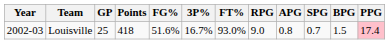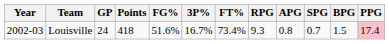(103, 30) 25 -> (103, 30) 24
(232, 30) 93.0% -> (232, 30) 73.4%
(258, 30) 9.0 -> (258, 30) 9.3
